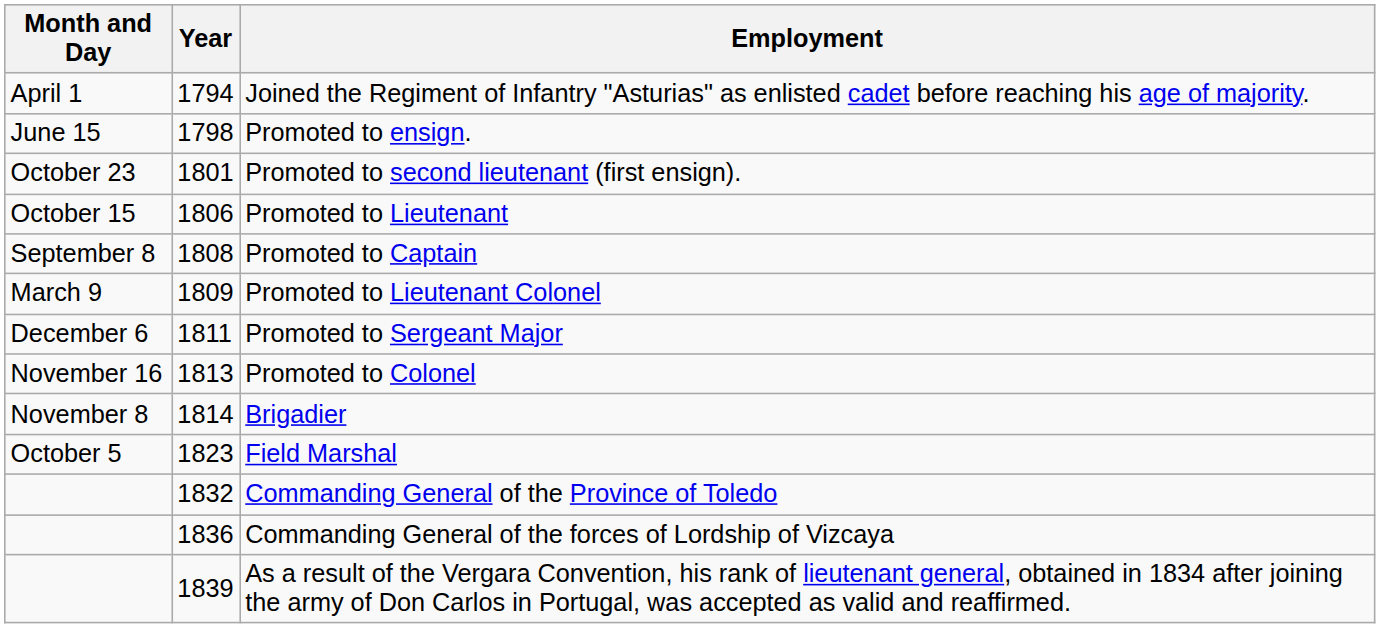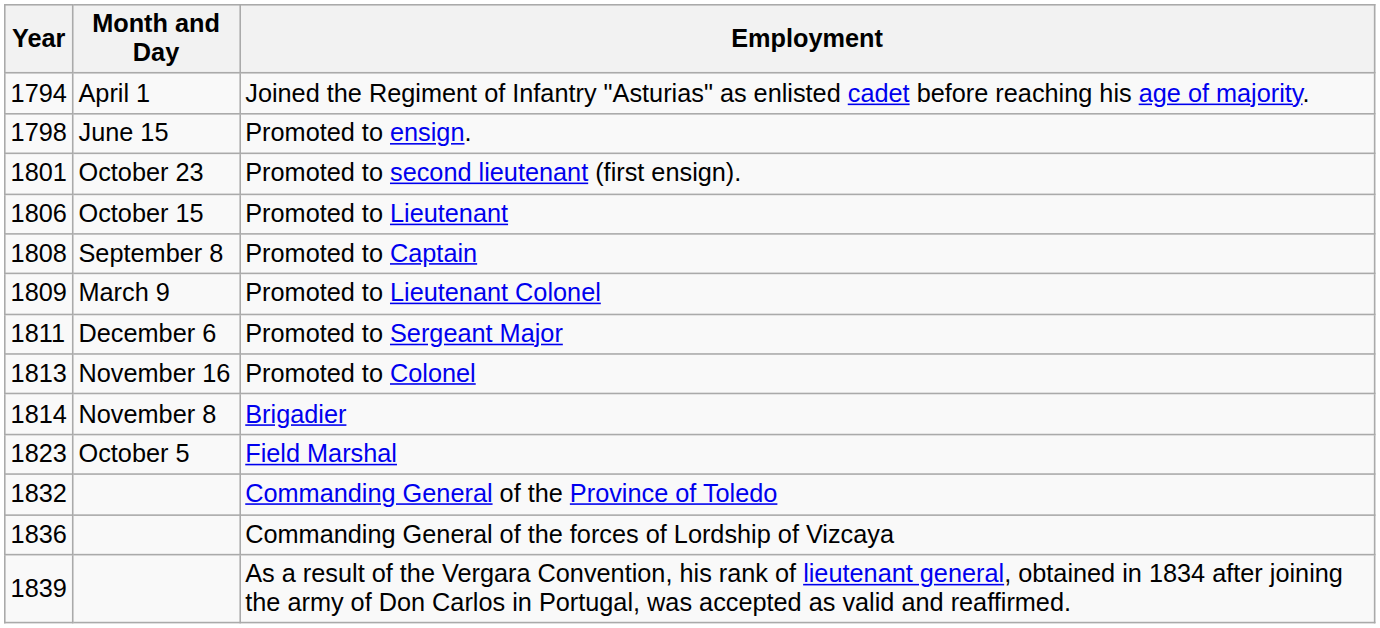columns swapped: (205, 38) <-> (88, 38)
